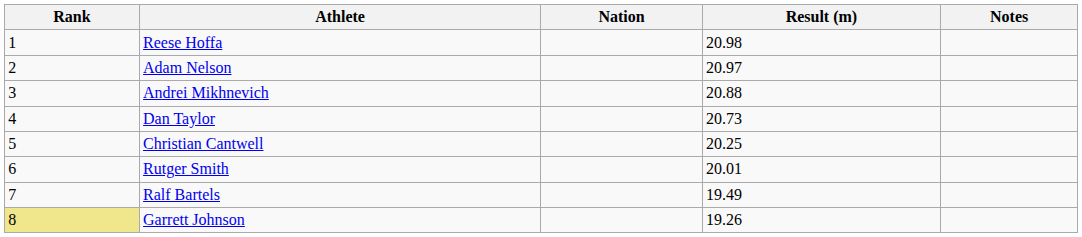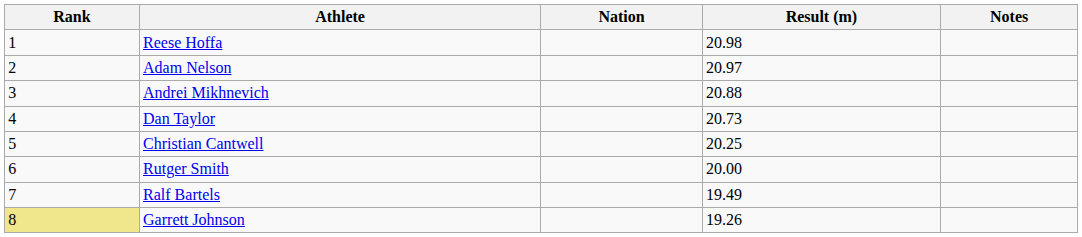(724, 169) 20.01 -> (724, 169) 20.00
